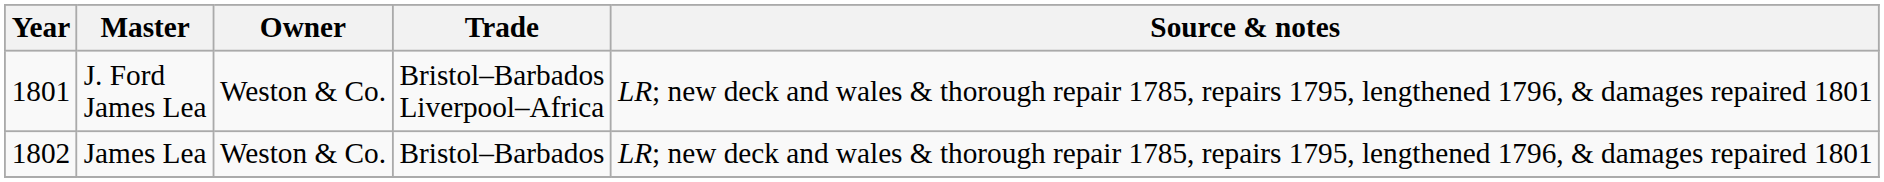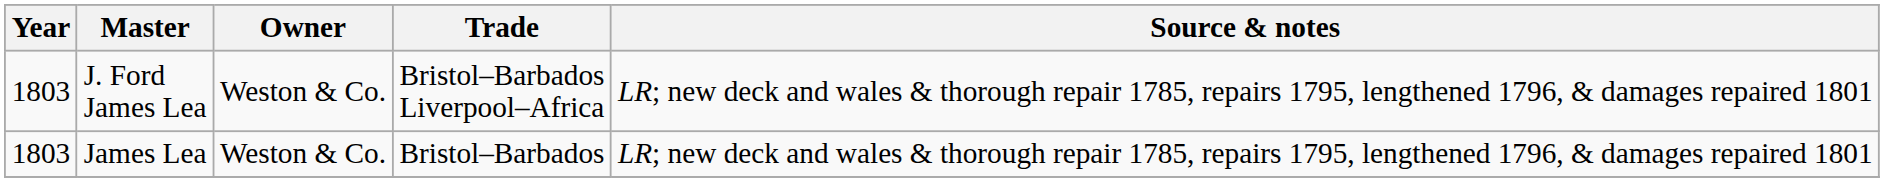(41, 90) 1801 -> (41, 90) 1803
(41, 153) 1802 -> (41, 153) 1803
